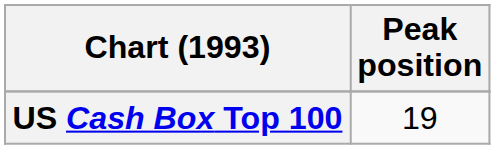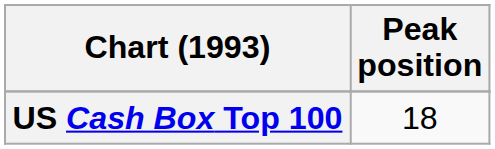(420, 117) 19 -> (420, 117) 18
